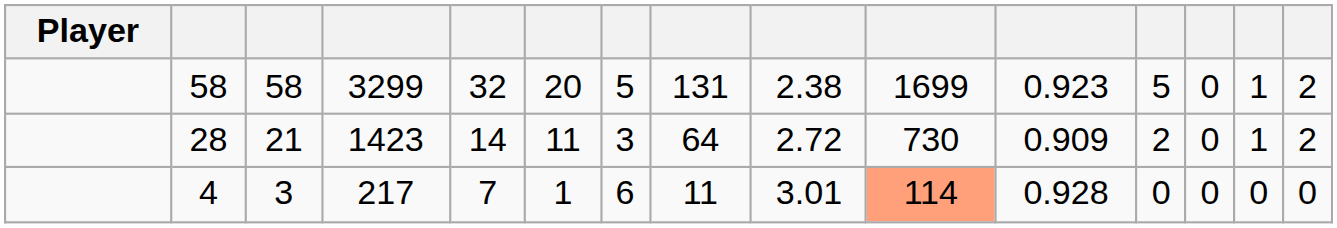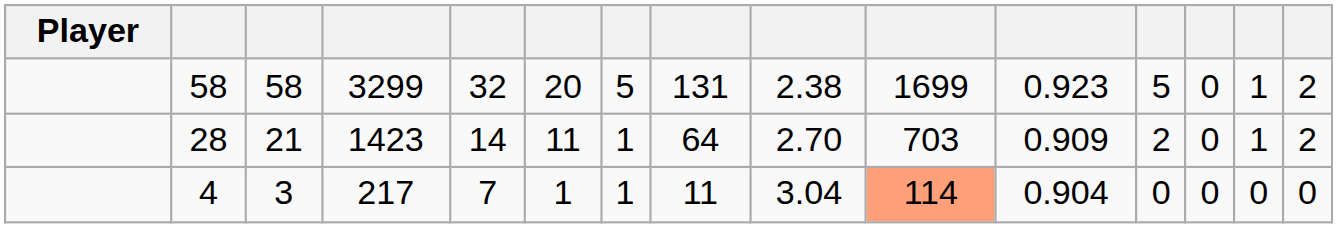(625, 139) 3 -> (625, 139) 1
(809, 139) 2.72 -> (809, 139) 2.70
(931, 139) 730 -> (931, 139) 703
(625, 193) 6 -> (625, 193) 1
(809, 193) 3.01 -> (809, 193) 3.04
(1066, 193) 0.928 -> (1066, 193) 0.904
